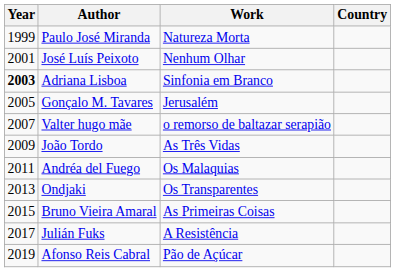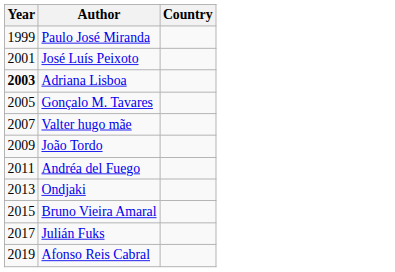- column: (247, 15)
